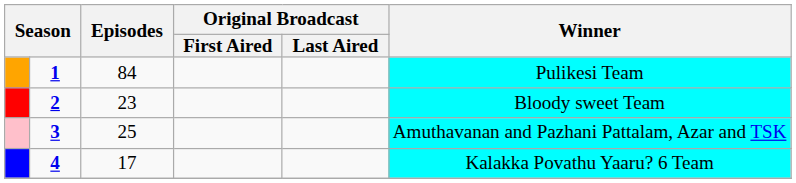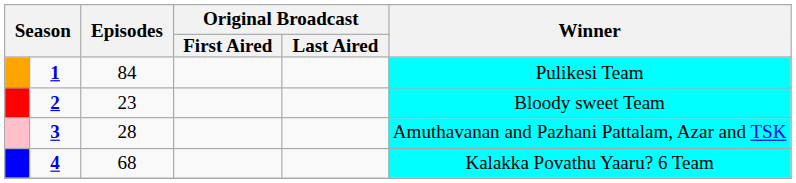(127, 132) 25 -> (127, 132) 28
(127, 162) 17 -> (127, 162) 68
